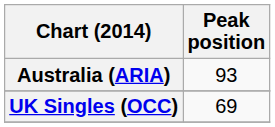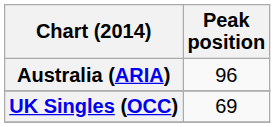(226, 74) 93 -> (226, 74) 96
